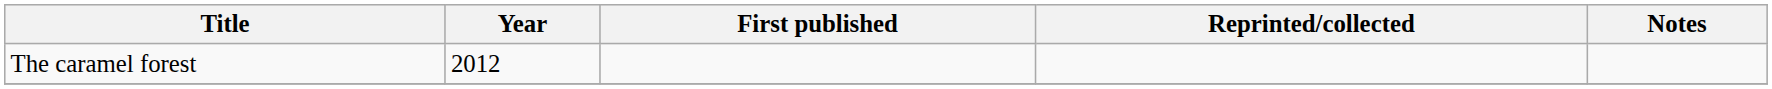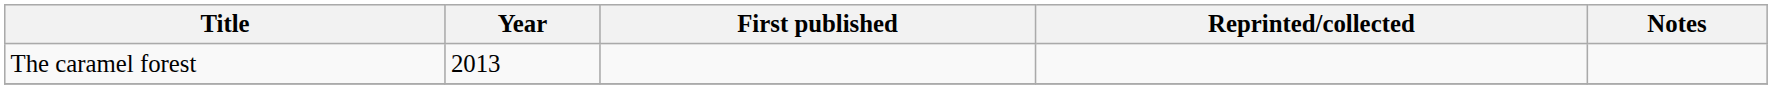(476, 63) 2012 -> (476, 63) 2013
